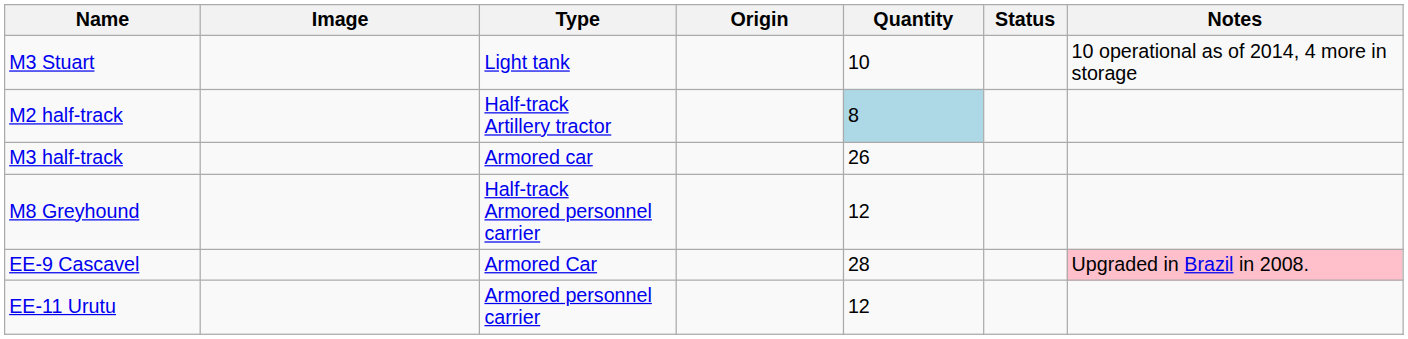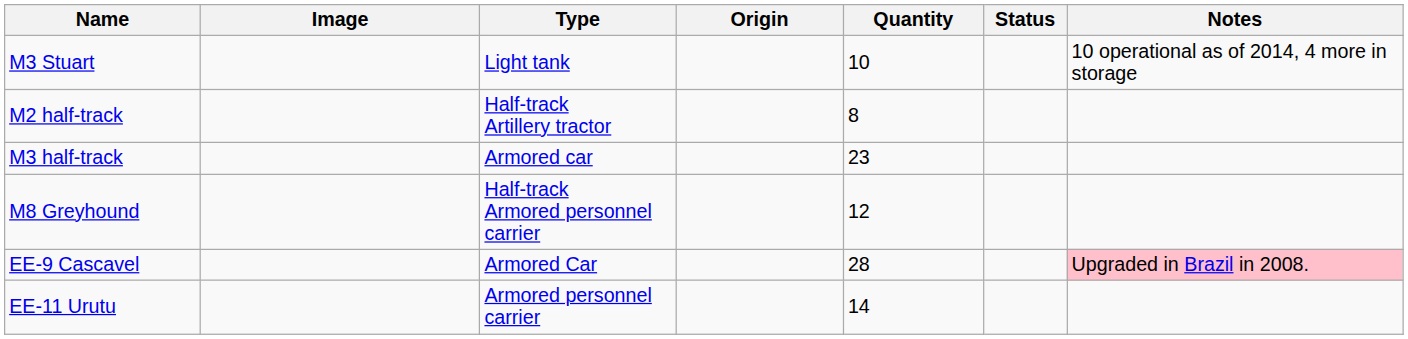(853, 115) lightblue background -> (853, 115) no background
(859, 158) 26 -> (859, 158) 23
(859, 307) 12 -> (859, 307) 14
